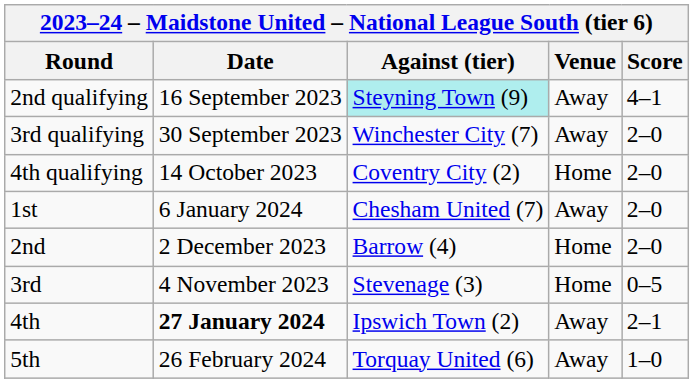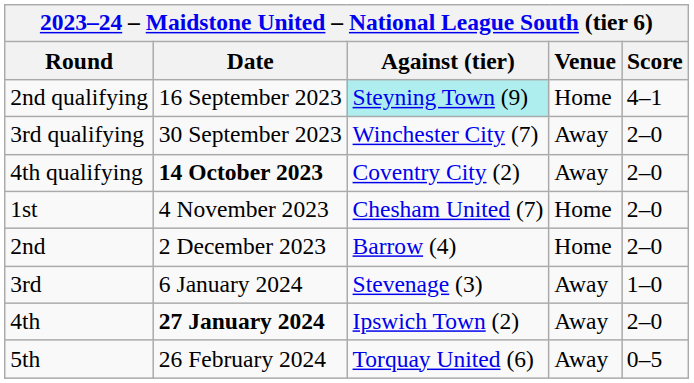(581, 97) Away -> (583, 97) Home
(238, 172) normal -> (241, 172) bold
(583, 172) Home -> (581, 172) Away
(231, 209) 6 January 2024 -> (244, 209) 4 November 2023
(581, 209) Away -> (583, 209) Home
(244, 284) 4 November 2023 -> (231, 284) 6 January 2024
(583, 284) Home -> (581, 284) Away
(645, 284) 0–5 -> (645, 284) 1–0
(645, 321) 2–1 -> (645, 321) 2–0
(645, 358) 1–0 -> (645, 358) 0–5
